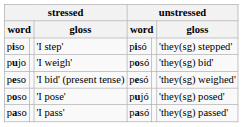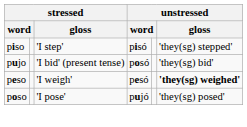(54, 63) 'I weigh' -> (80, 63) 'I bid' (present tense)
(80, 79) 'I bid' (present tense) -> (54, 79) 'I weigh'
(197, 79) normal -> (200, 79) bold
- row: (17, 113)
